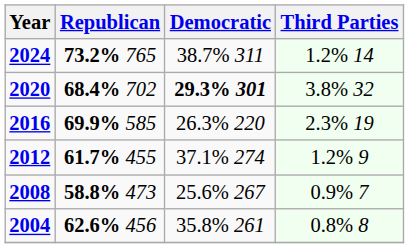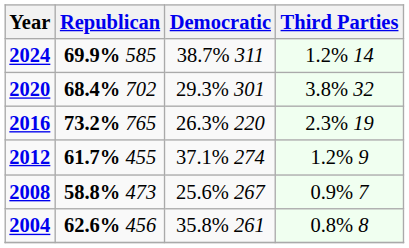(110, 55) 73.2% 765 -> (110, 55) 69.9% 585
(220, 89) bold -> (220, 89) normal
(110, 123) 69.9% 585 -> (110, 123) 73.2% 765
